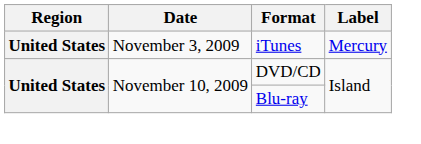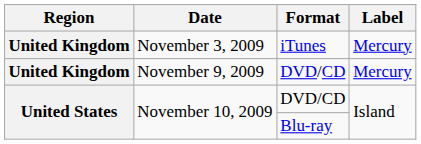(57, 44) United States -> (69, 44) United Kingdom
+ row: (201, 71)
